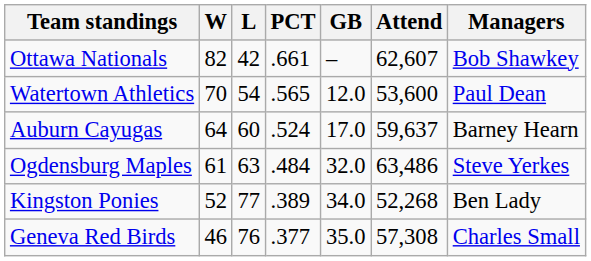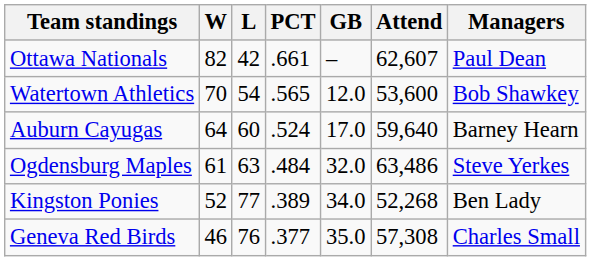(516, 58) Bob Shawkey -> (499, 58) Paul Dean
(499, 93) Paul Dean -> (516, 93) Bob Shawkey
(407, 129) 59,637 -> (407, 129) 59,640
